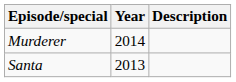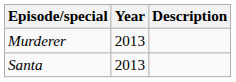(130, 40) 2014 -> (130, 40) 2013
